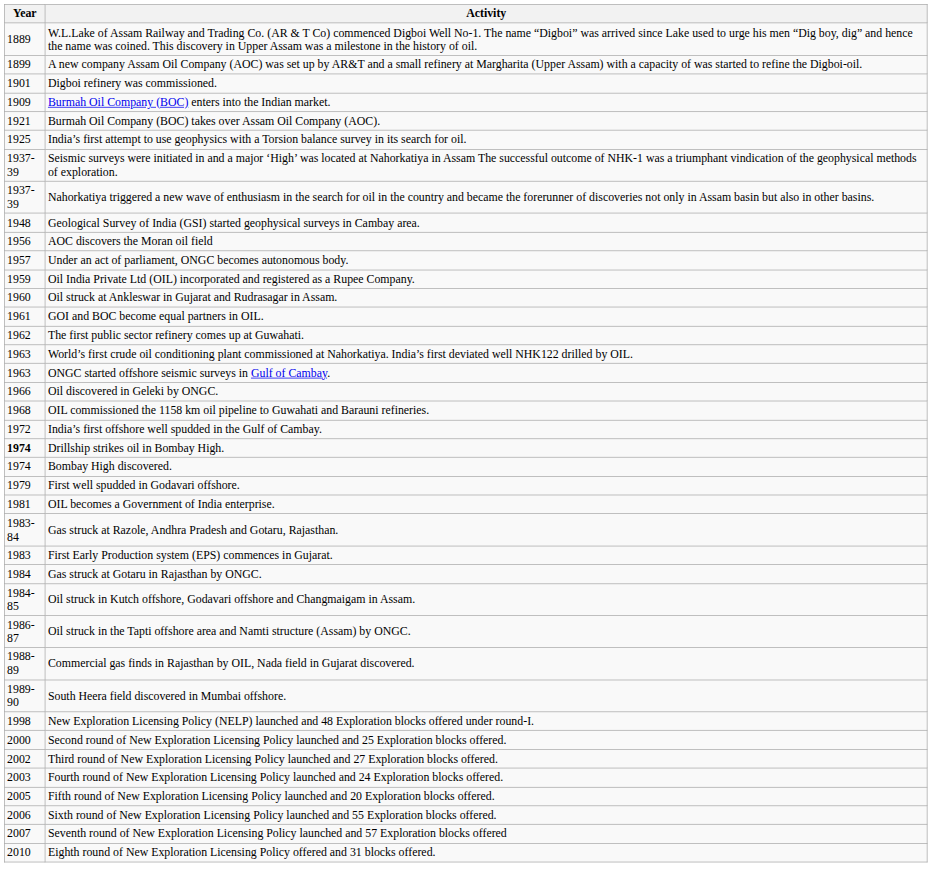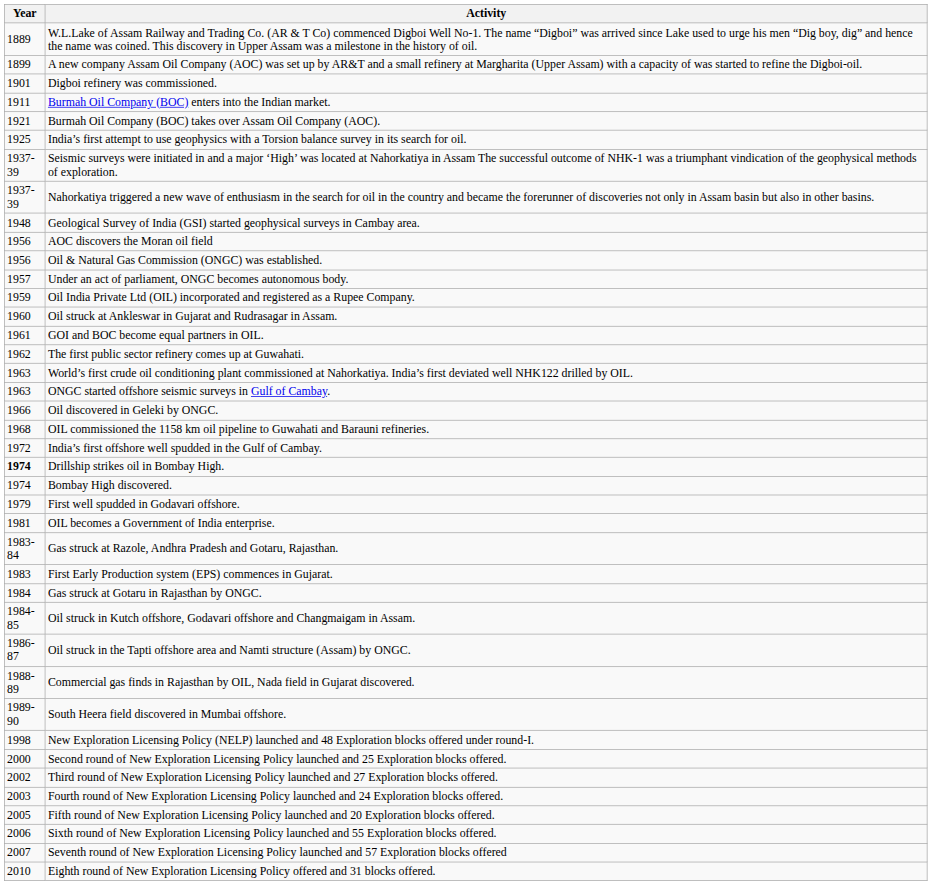(19, 102) 1909 -> (19, 102) 1911
+ row: (185, 260)
